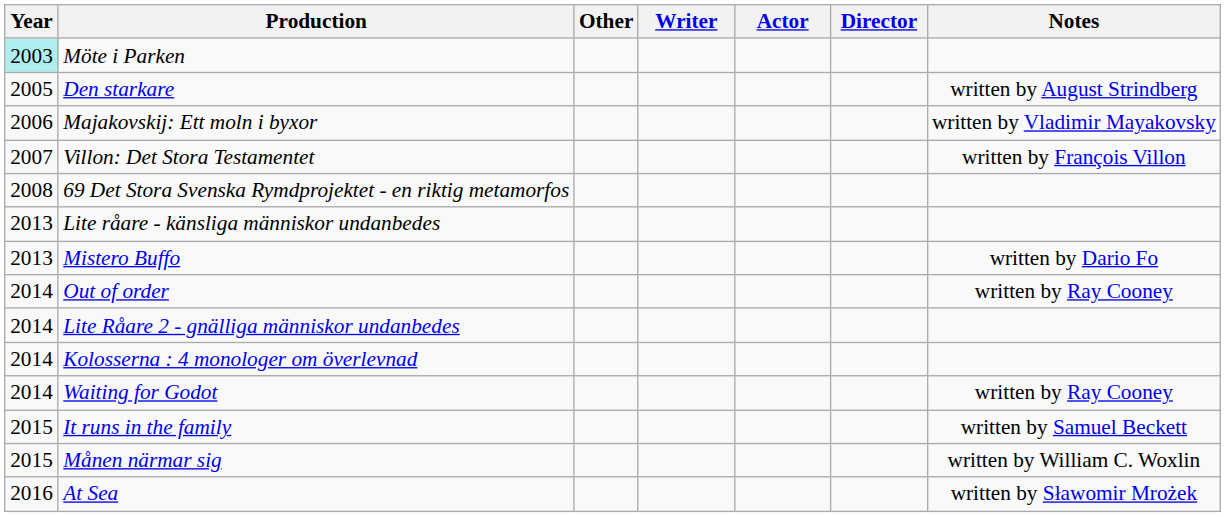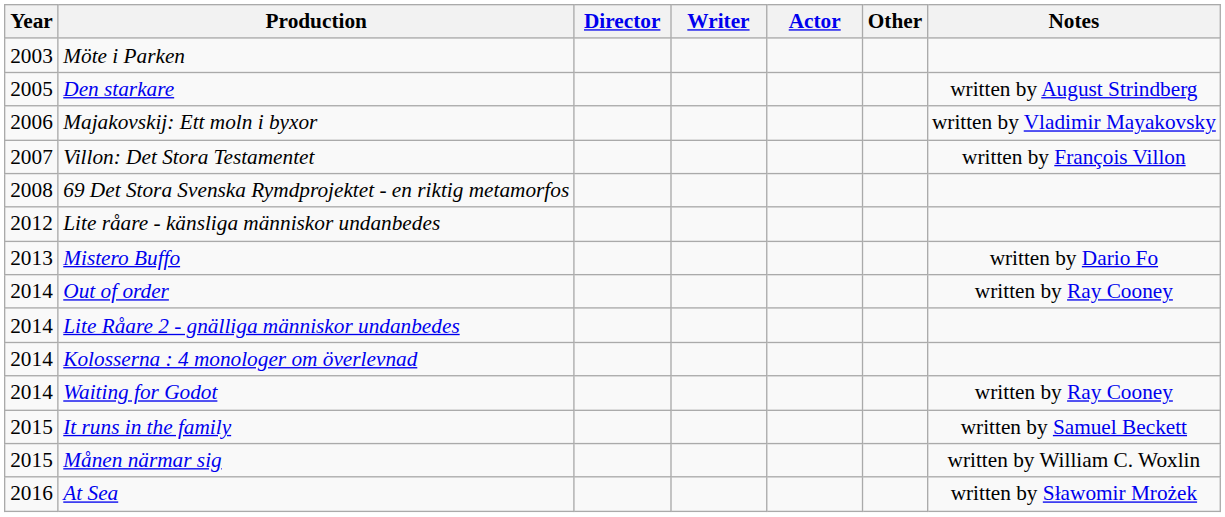columns swapped: (879, 21) <-> (606, 21)
(32, 55) paleturquoise background -> (32, 55) no background
(32, 223) 2013 -> (32, 223) 2012
